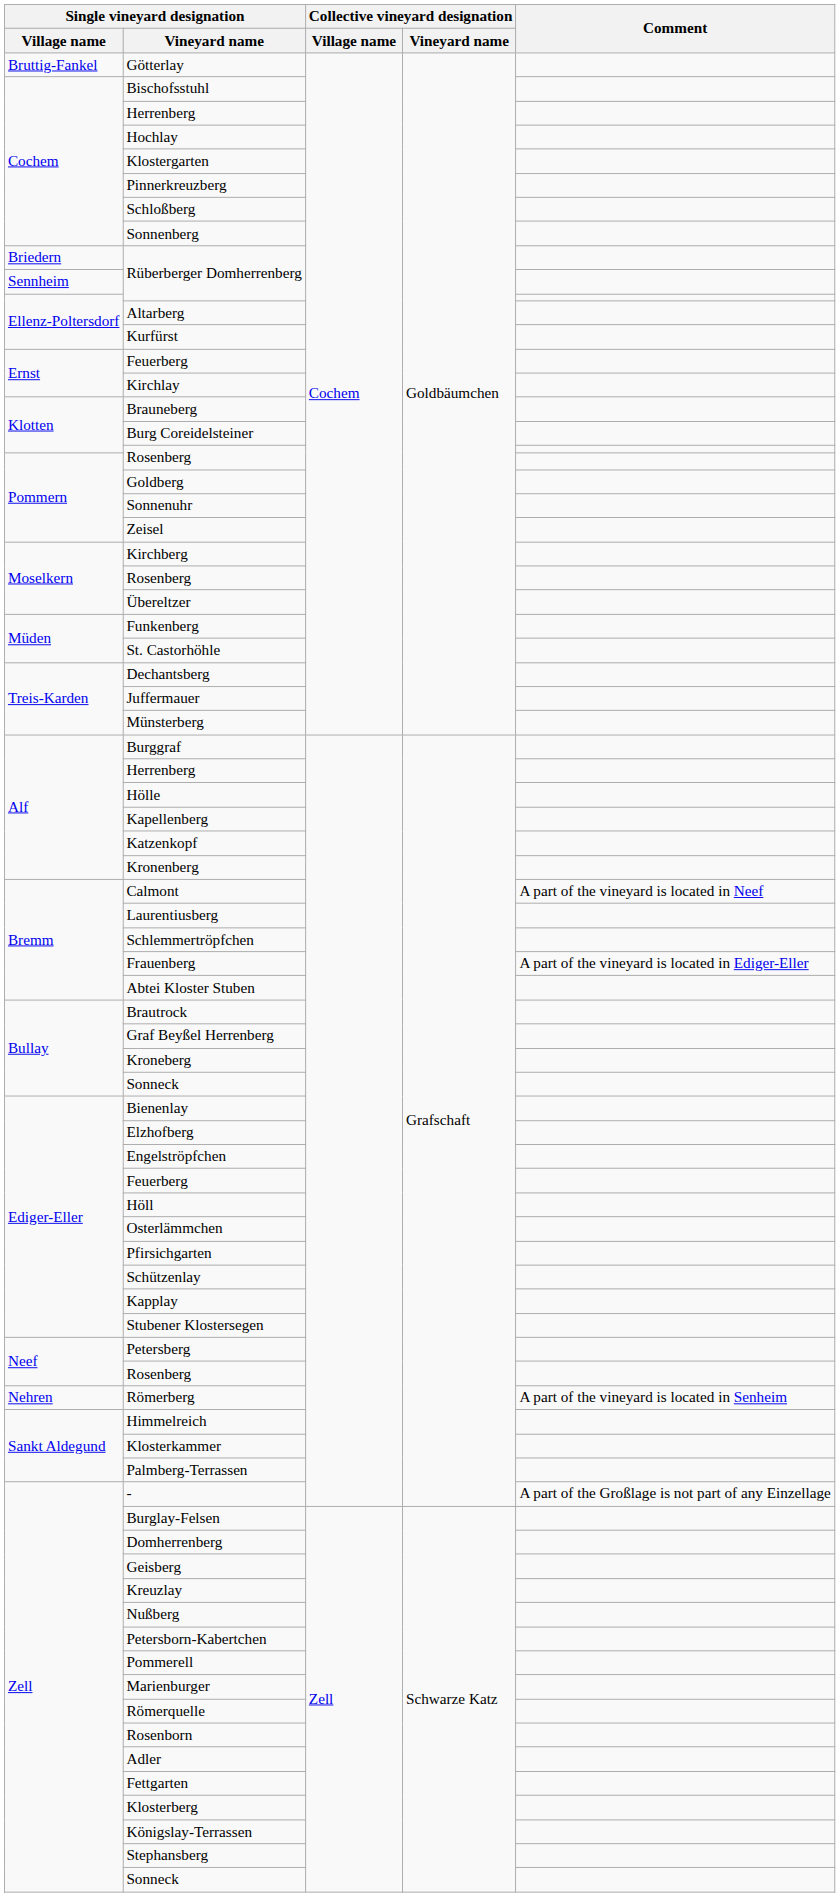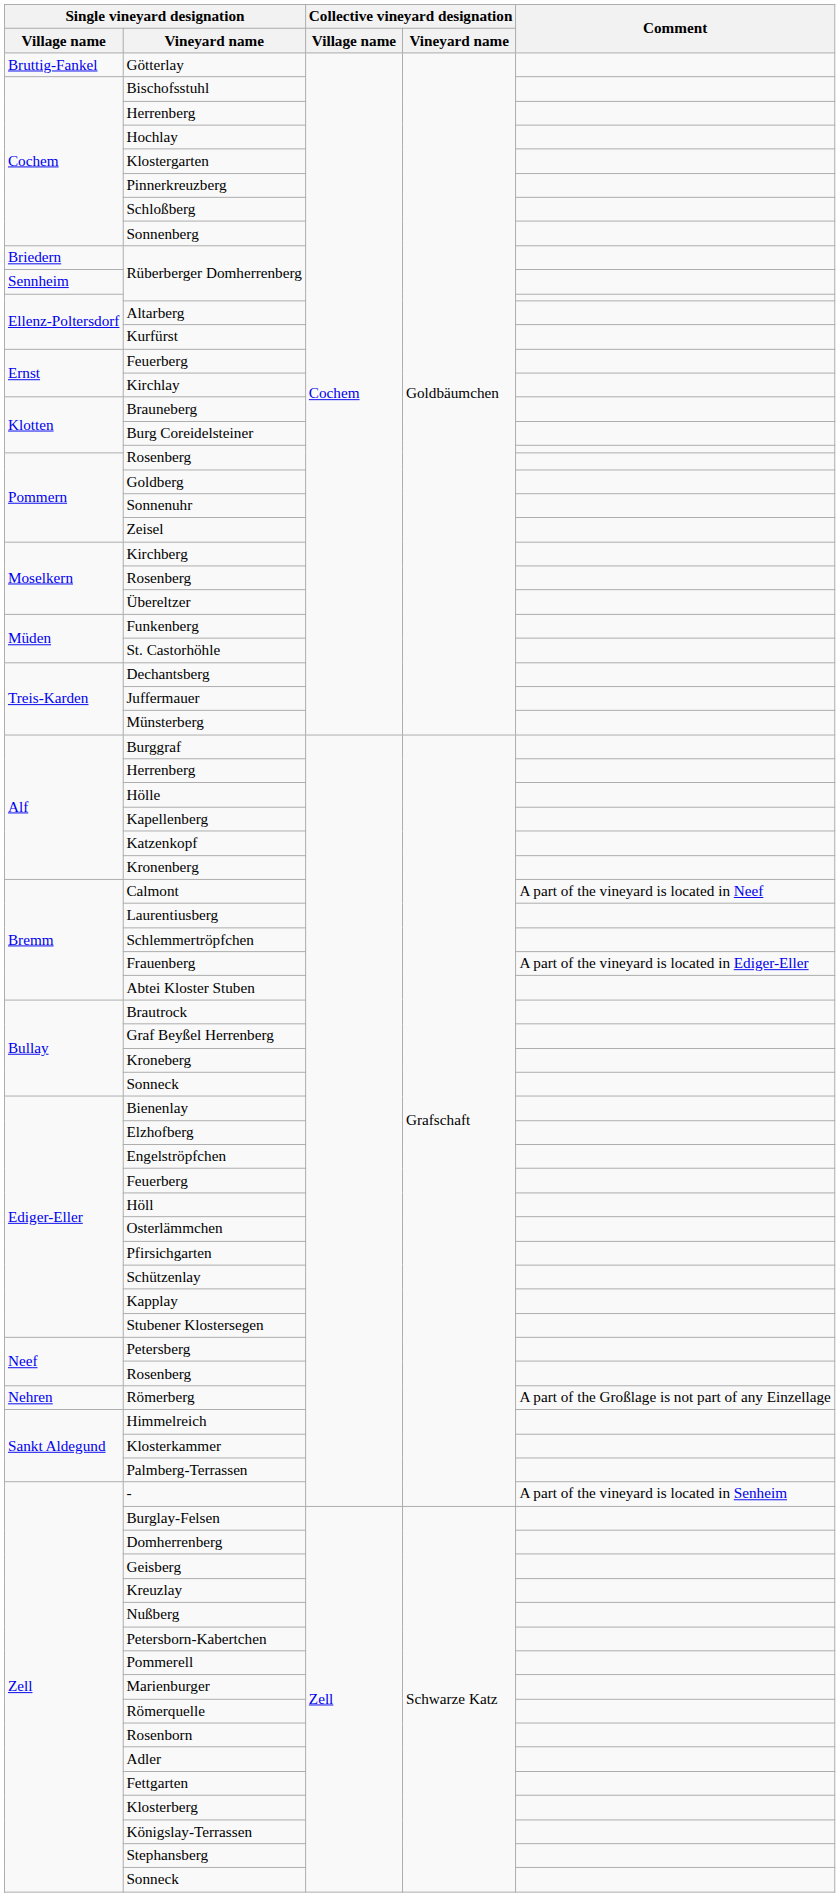(653, 1397) A part of the vineyard is located in Senheim -> (675, 1397) A part of the Großlage is not part of any Einzellage
(675, 1494) A part of the Großlage is not part of any Einzellage -> (653, 1494) A part of the vineyard is located in Senheim
